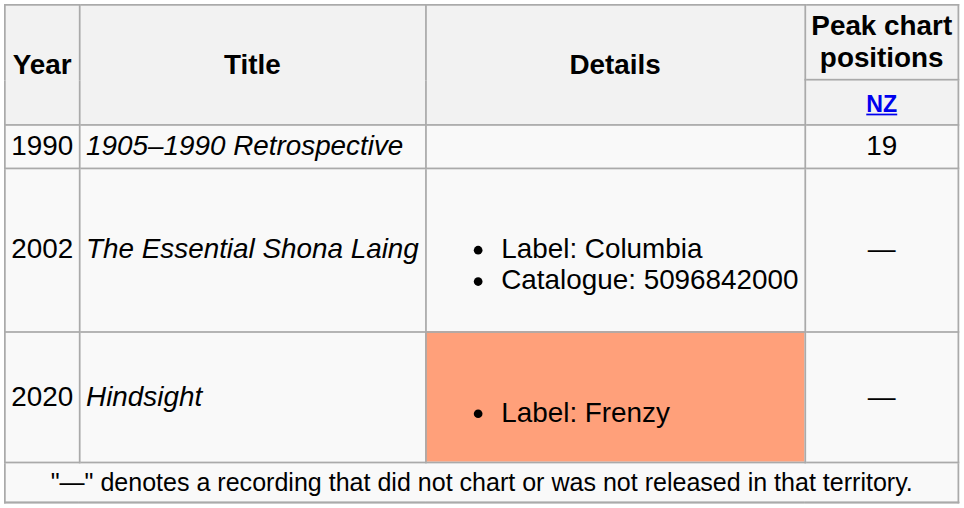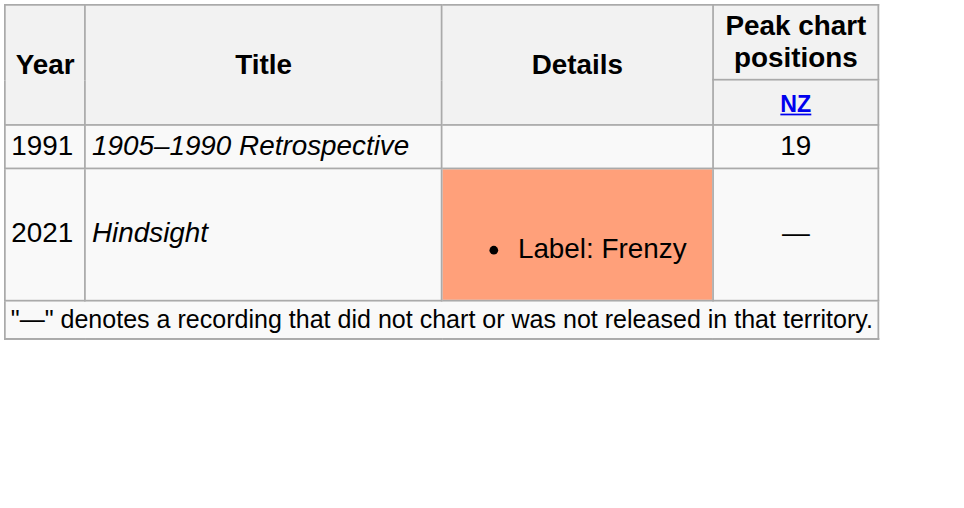(42, 146) 1990 -> (42, 146) 1991
- row: (252, 249)
(42, 396) 2020 -> (42, 233) 2021
